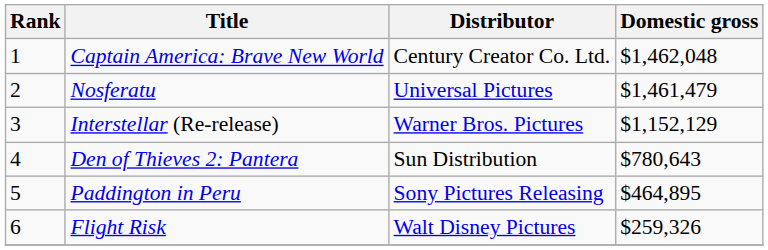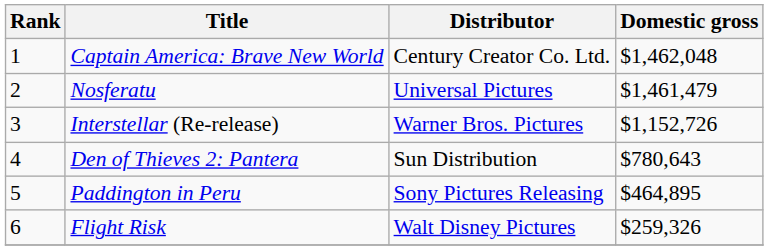(669, 124) $1,152,129 -> (669, 124) $1,152,726
